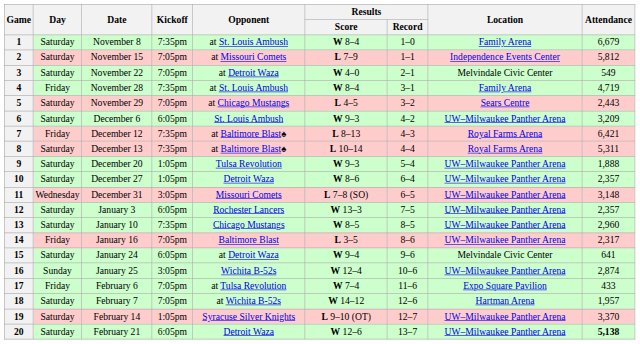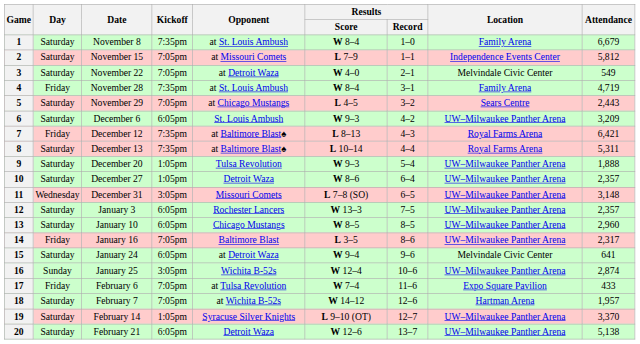(172, 225) 7:35pm -> (172, 225) 6:05pm
(608, 331) bold -> (608, 331) normal
